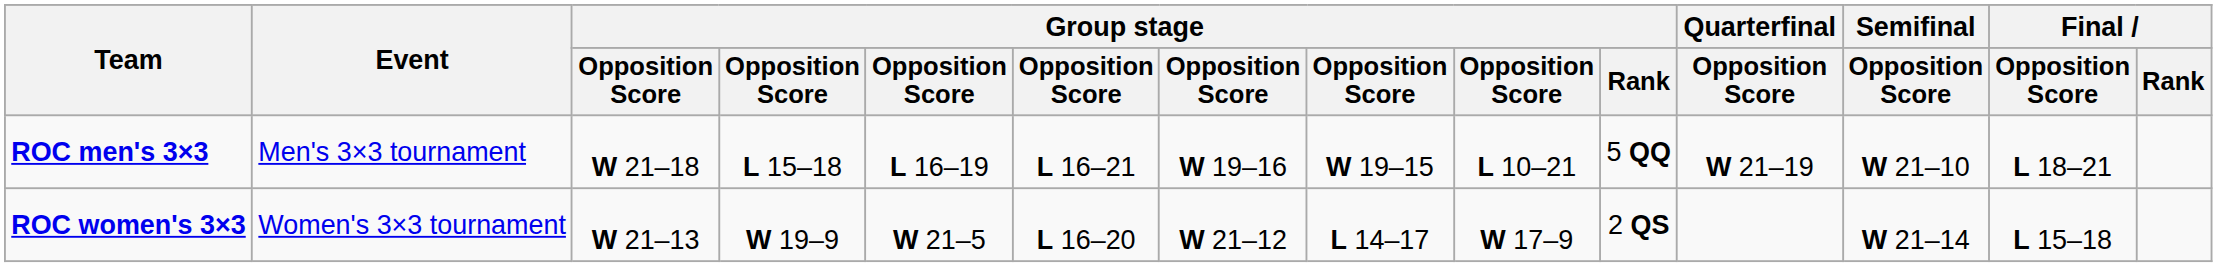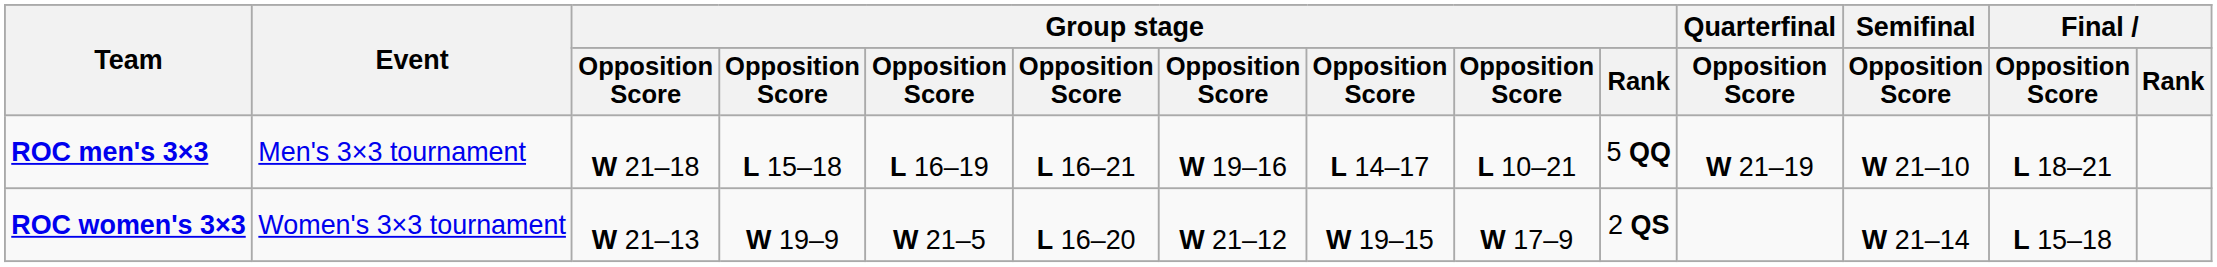(1380, 167) W 19–15 -> (1380, 167) L 14–17
(1380, 240) L 14–17 -> (1380, 240) W 19–15
